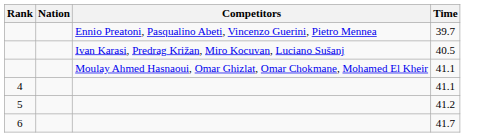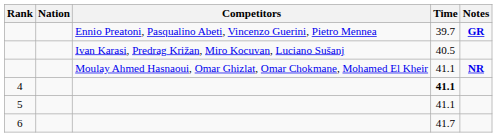+ column: (476, 13)
(445, 87) normal -> (445, 87) bold
(445, 105) 41.2 -> (445, 105) 41.1
